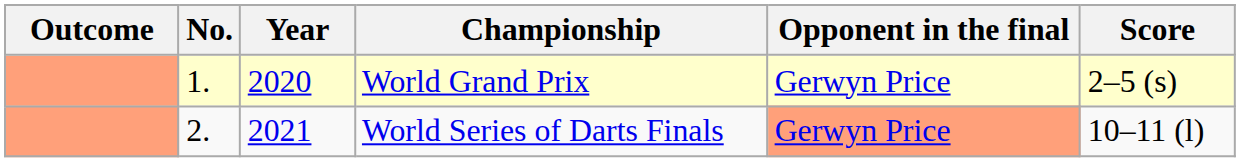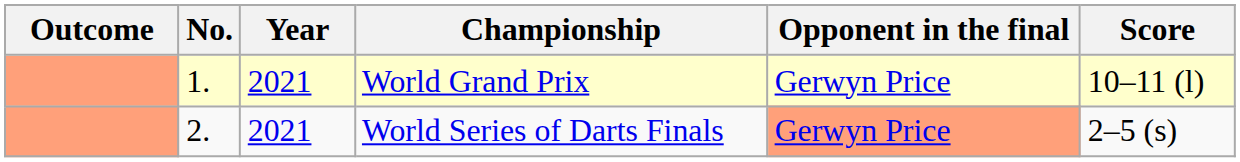(280, 80) 2020 -> (280, 80) 2021
(1132, 80) 2–5 (s) -> (1146, 80) 10–11 (l)
(1146, 130) 10–11 (l) -> (1132, 130) 2–5 (s)
